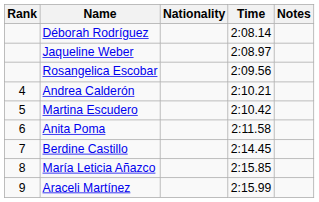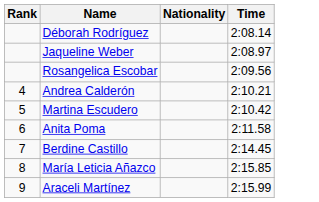- column: (294, 14)
